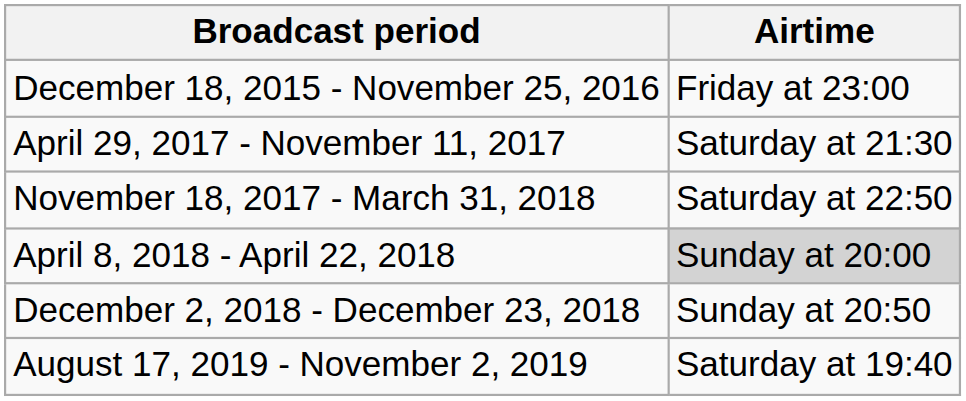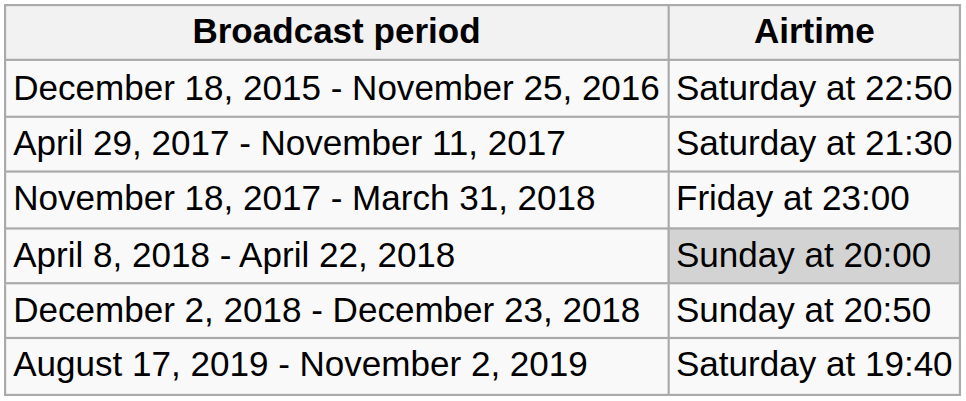(793, 87) Friday at 23:00 -> (814, 87) Saturday at 22:50
(814, 198) Saturday at 22:50 -> (793, 198) Friday at 23:00
